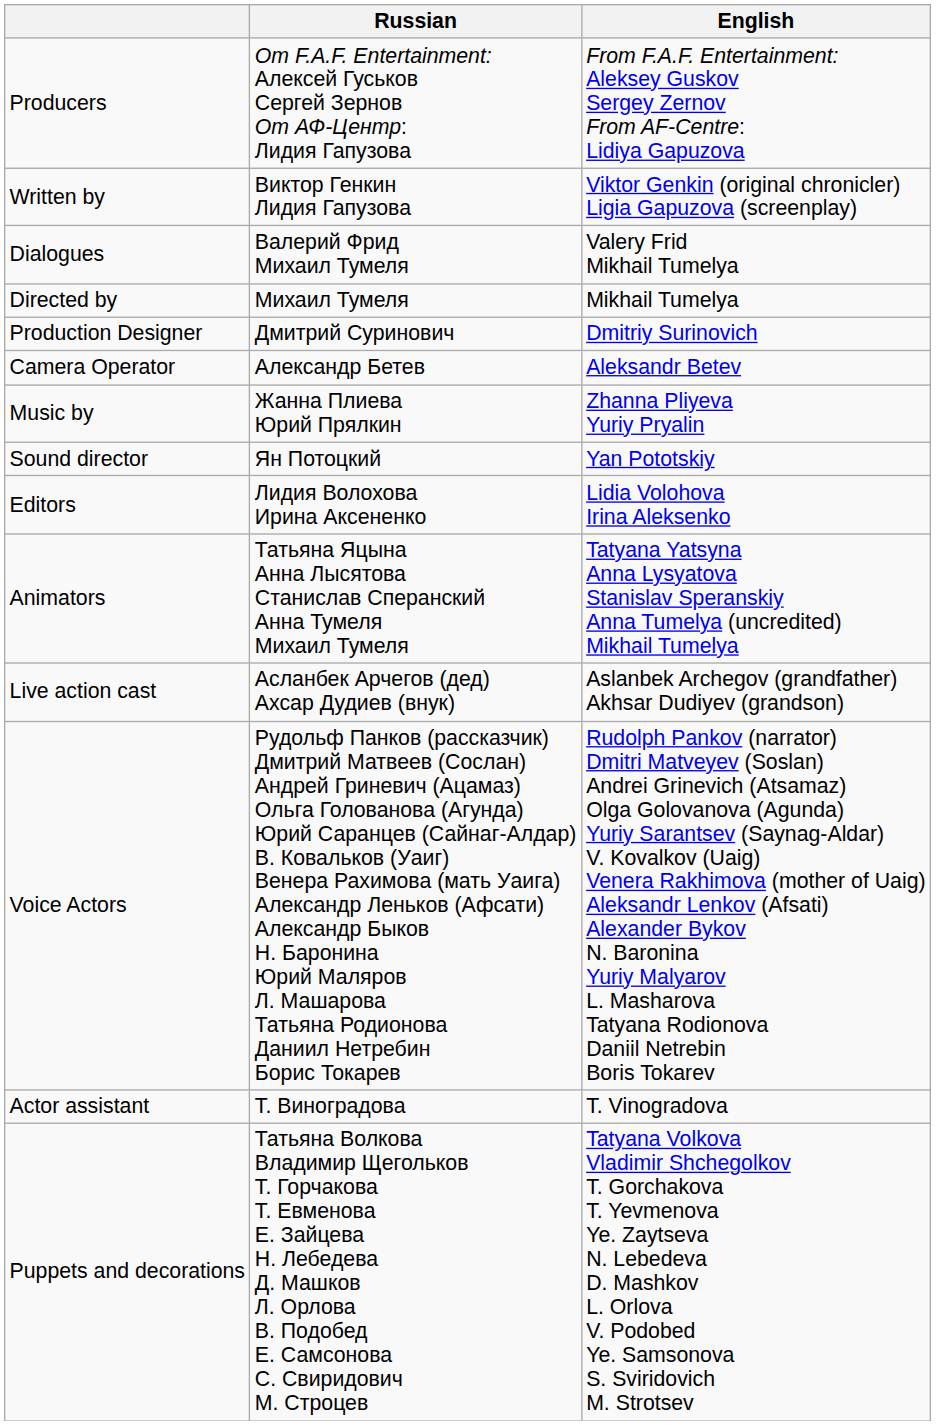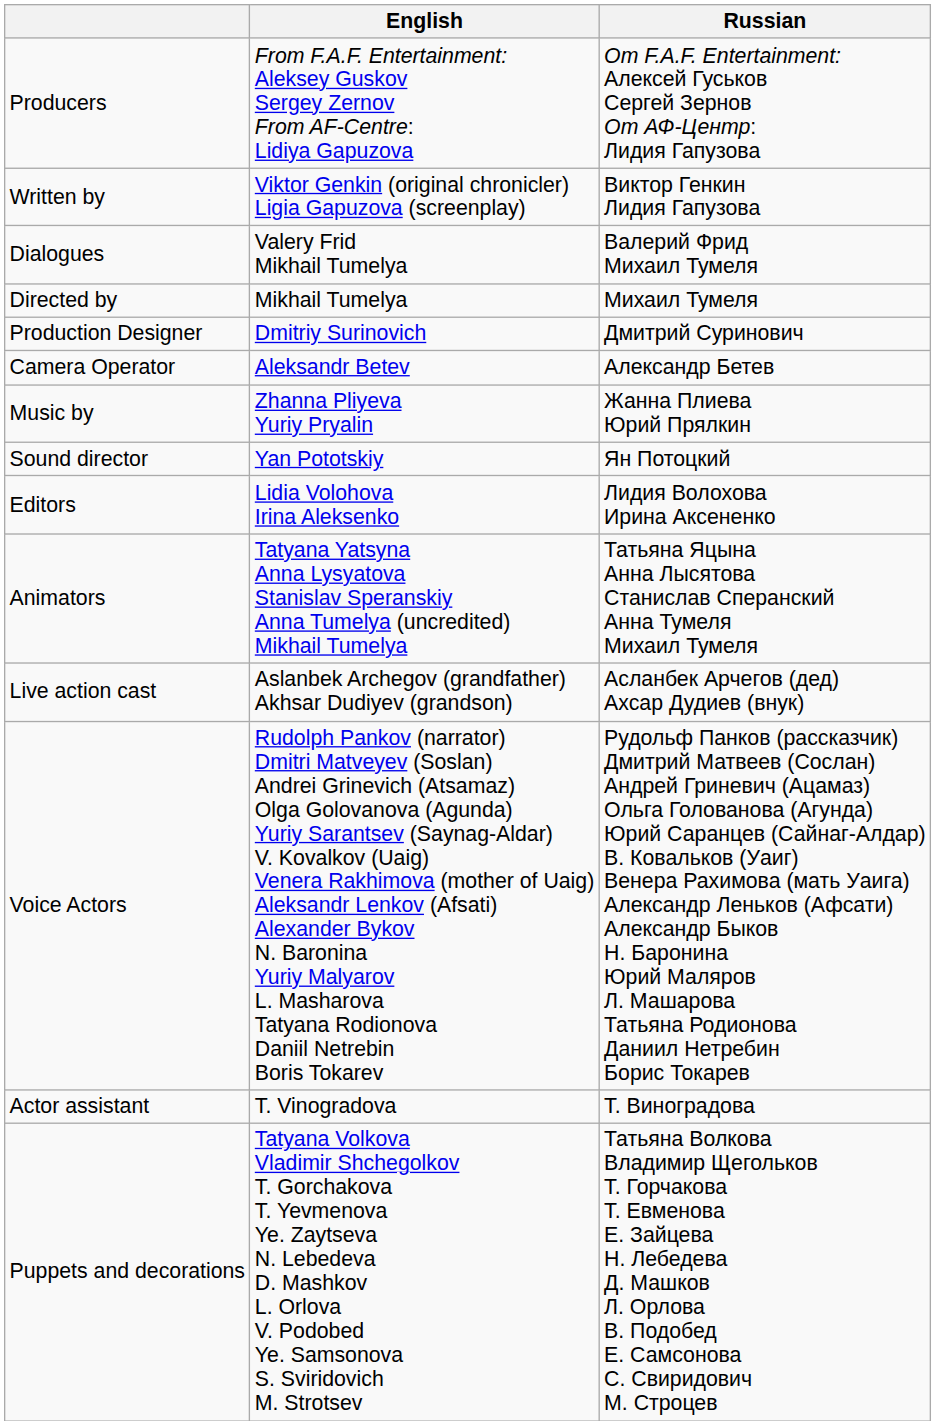columns swapped: (756, 21) <-> (416, 21)
